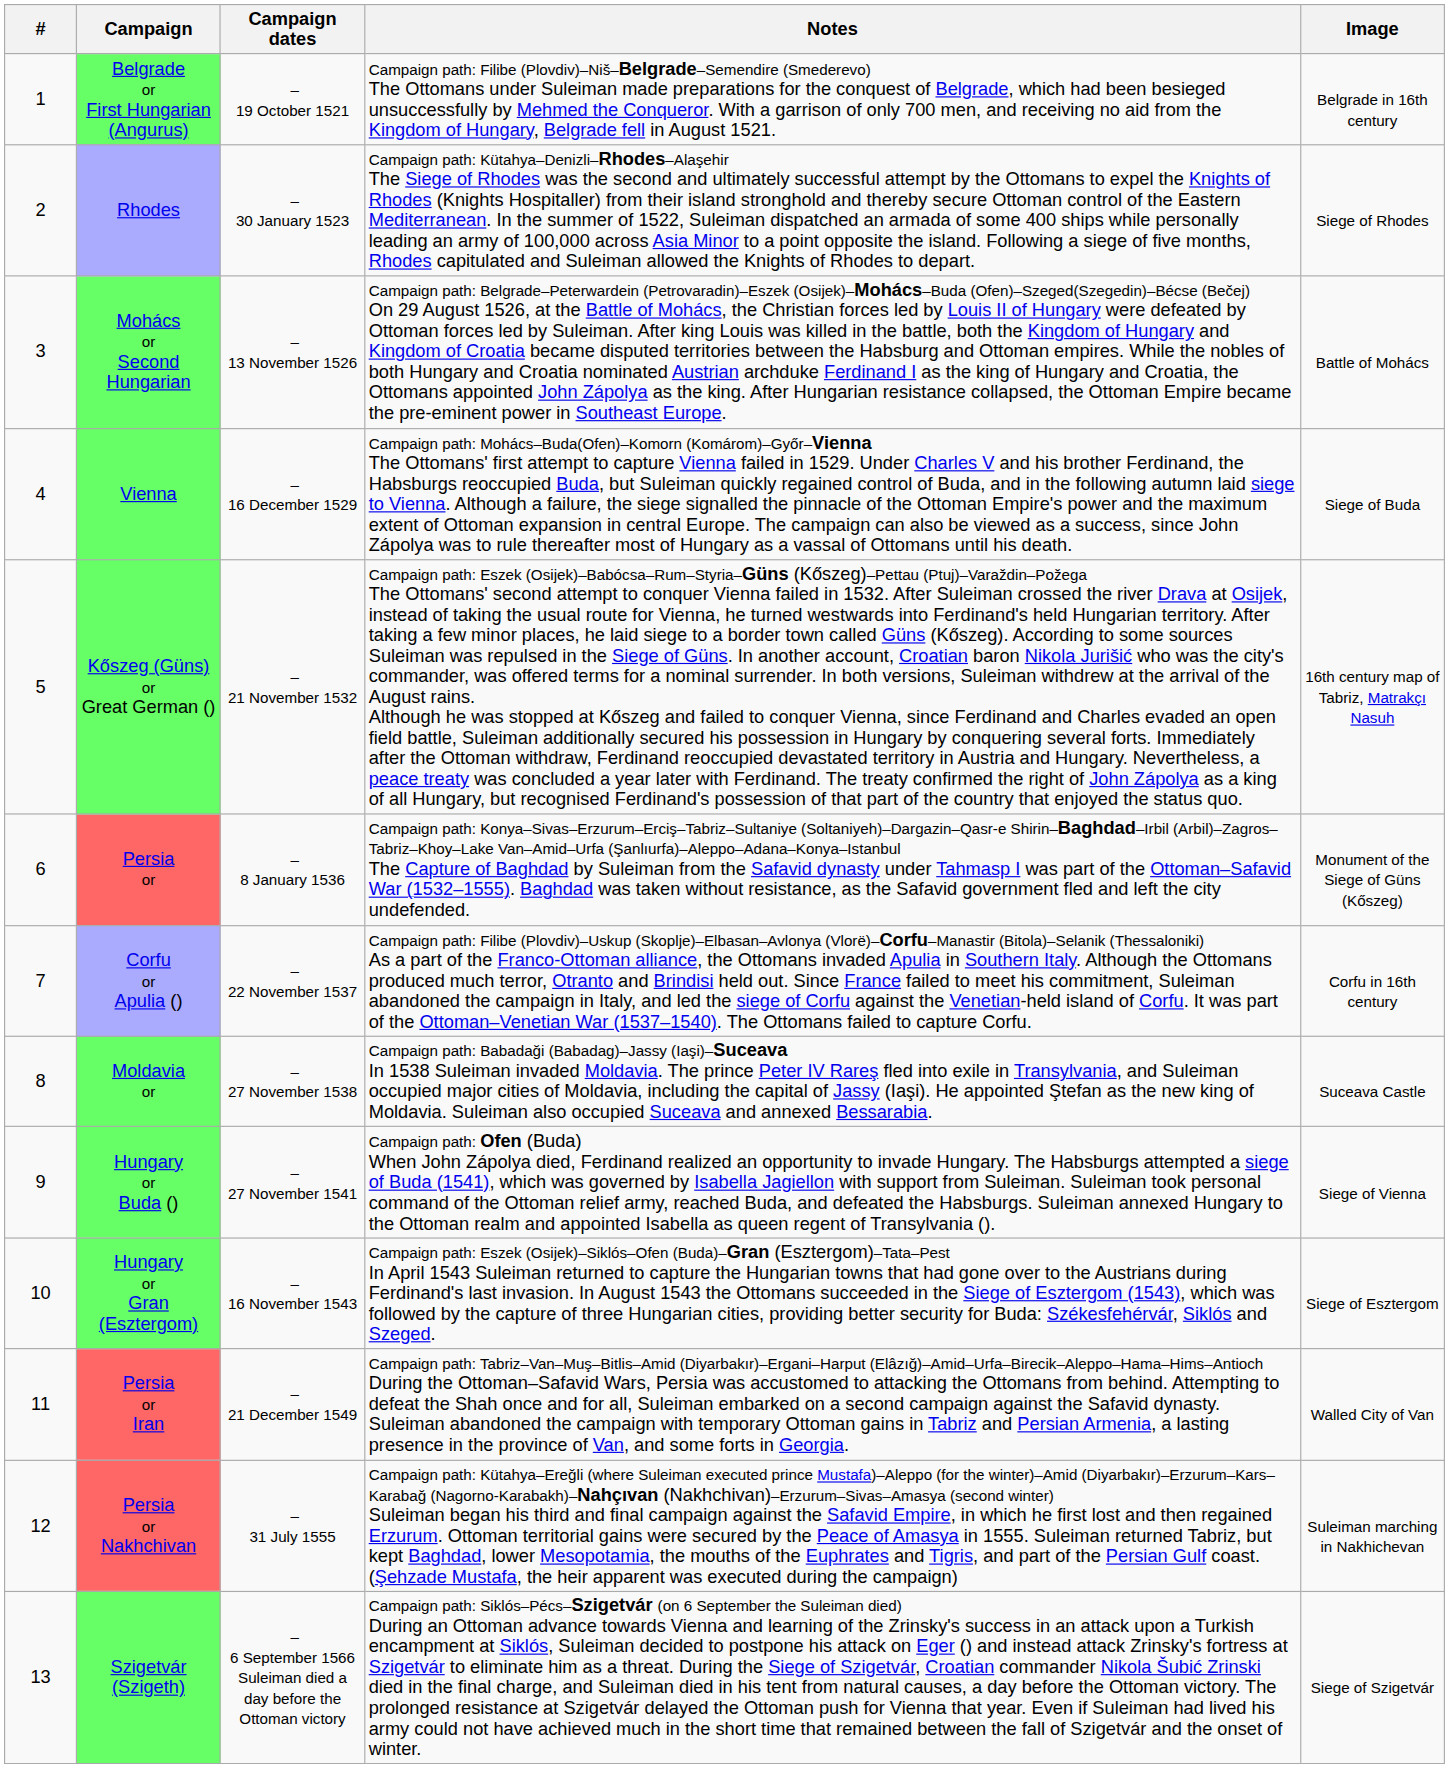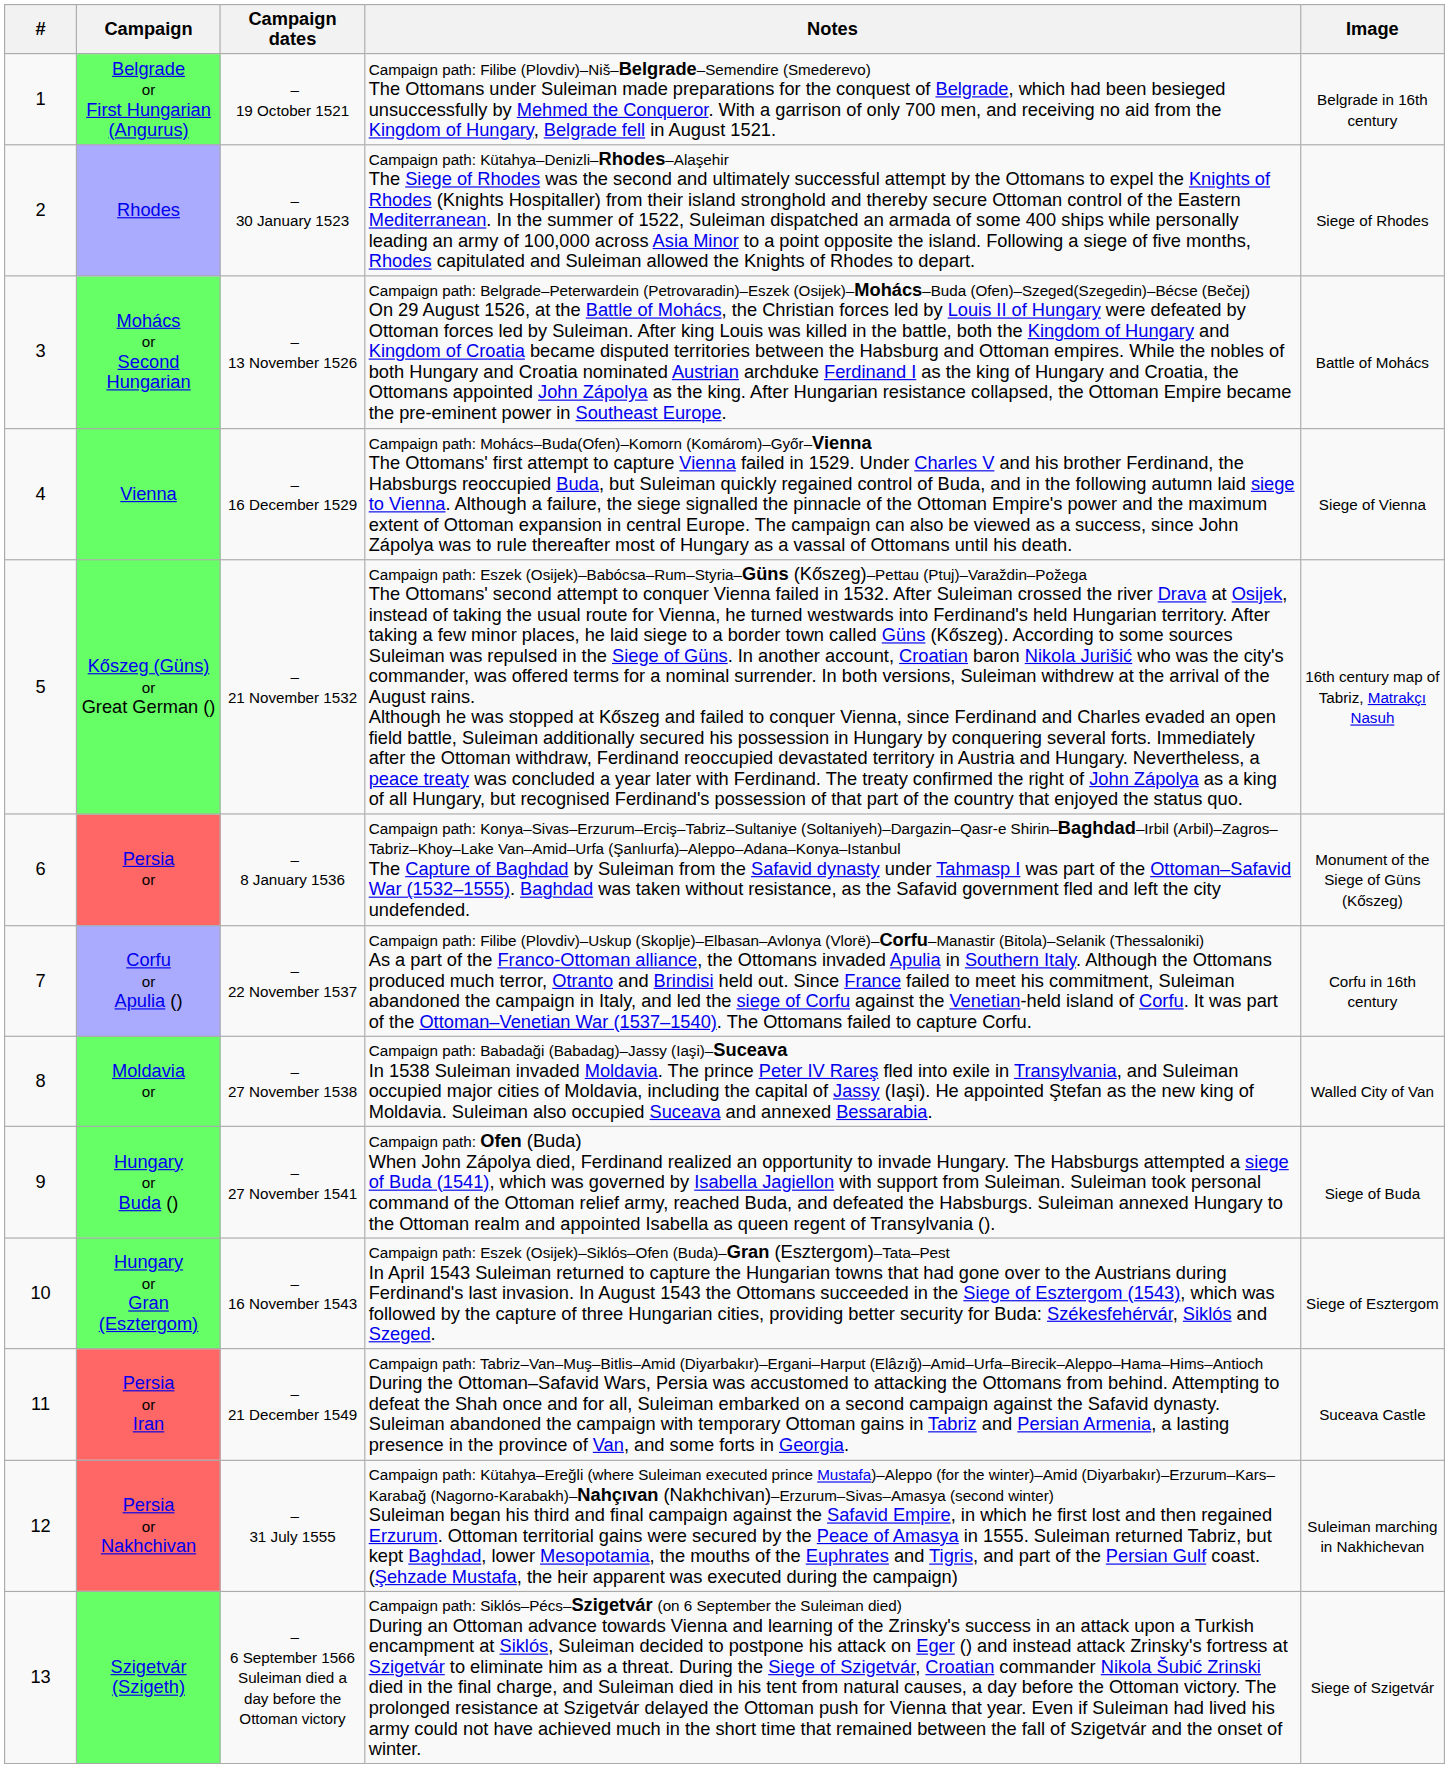(1372, 505) Siege of Buda -> (1372, 505) Siege of Vienna
(1372, 1092) Suceava Castle -> (1372, 1092) Walled City of Van
(1372, 1193) Siege of Vienna -> (1372, 1193) Siege of Buda
(1372, 1415) Walled City of Van -> (1372, 1415) Suceava Castle
